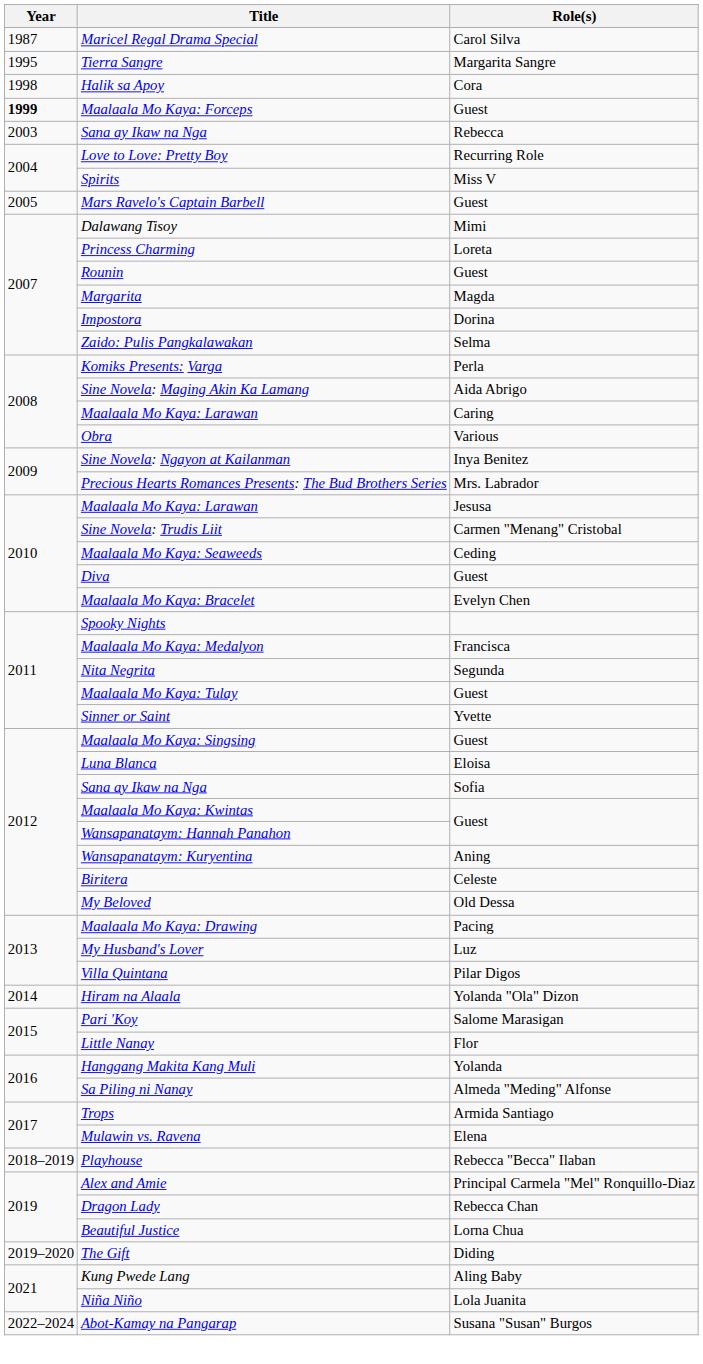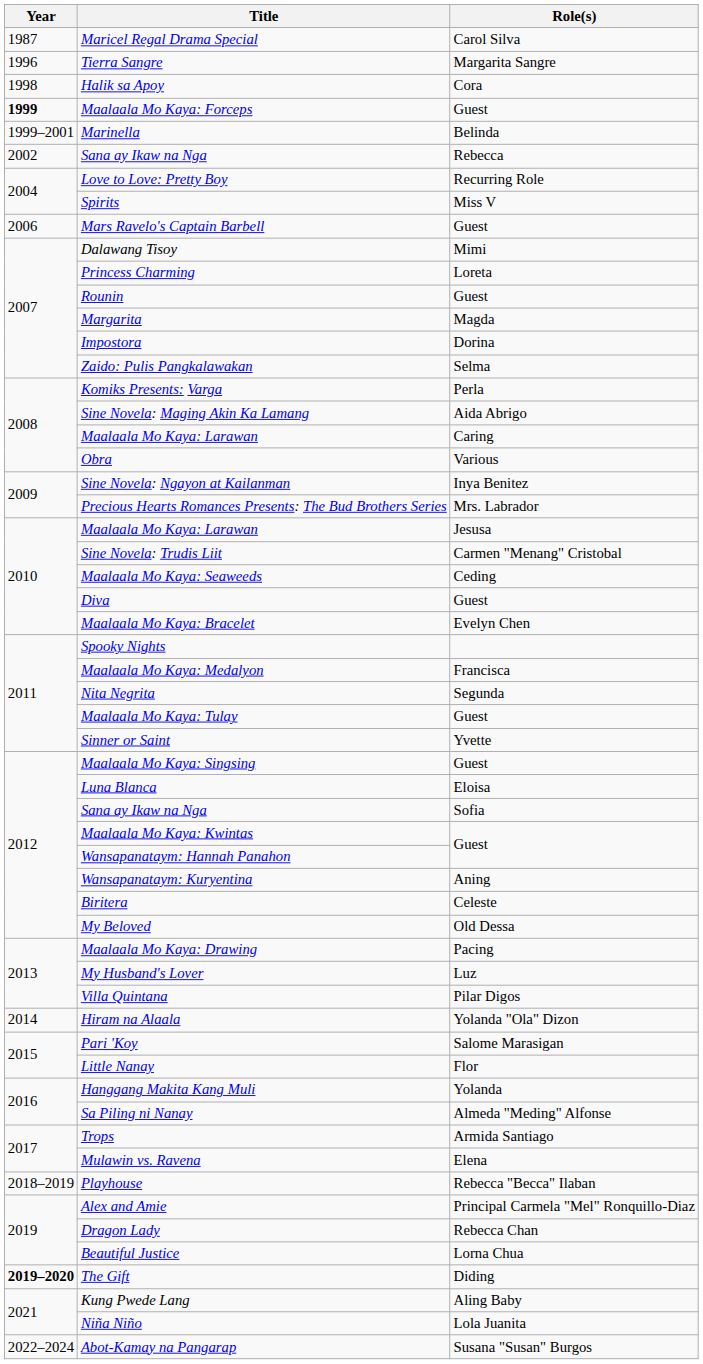(23, 62) 1995 -> (23, 62) 1996
+ row: (110, 132)
(23, 132) 2003 -> (23, 156) 2002
(23, 202) 2005 -> (23, 226) 2006
(41, 1253) normal -> (41, 1276) bold
